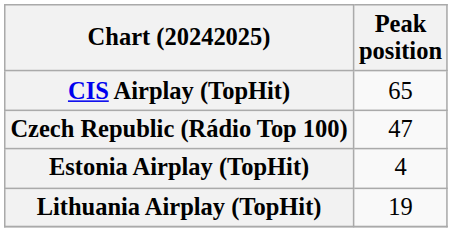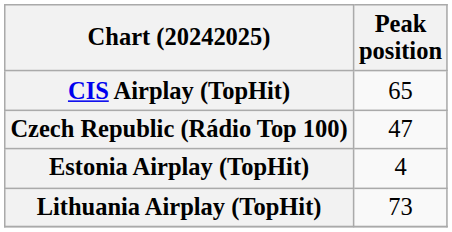(401, 206) 19 -> (401, 206) 73
